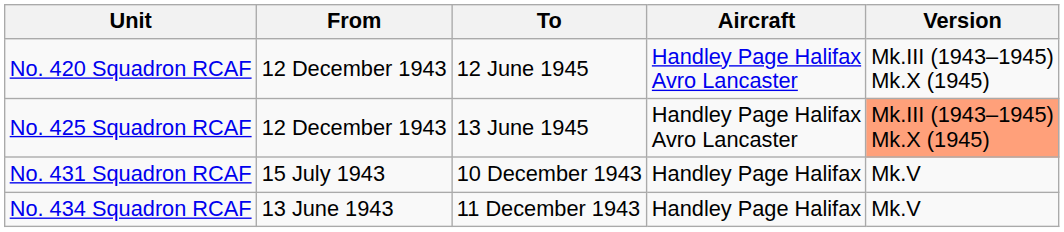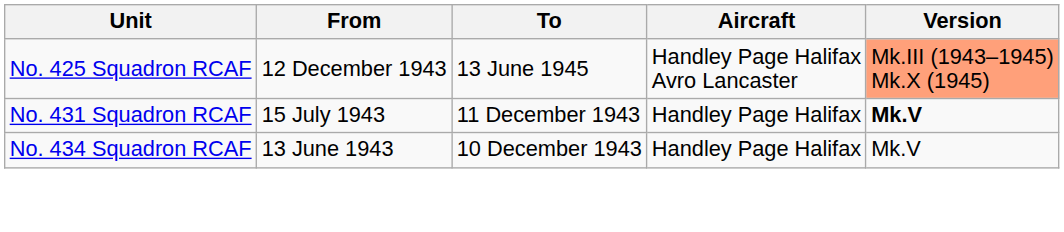- row: (131, 68)
(549, 174) 10 December 1943 -> (548, 115) 11 December 1943
(896, 174) normal -> (897, 115) bold
(548, 208) 11 December 1943 -> (549, 149) 10 December 1943
